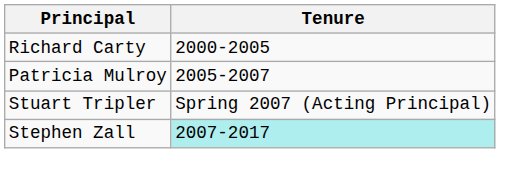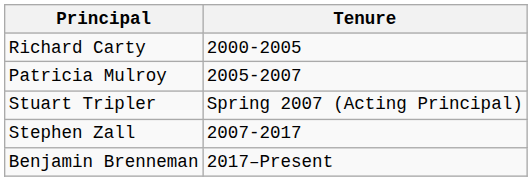(223, 133) paleturquoise background -> (254, 133) no background
+ row: (104, 162)
